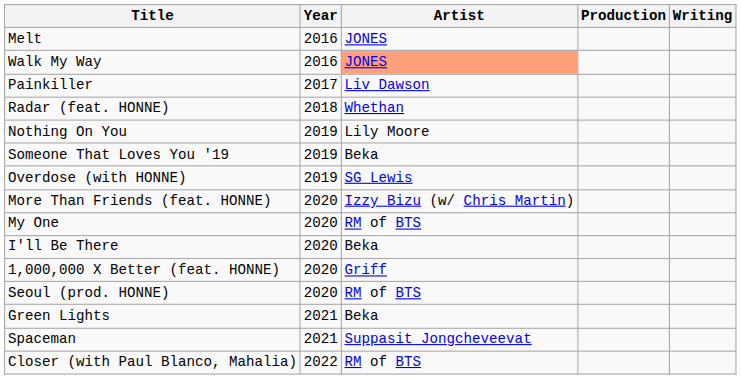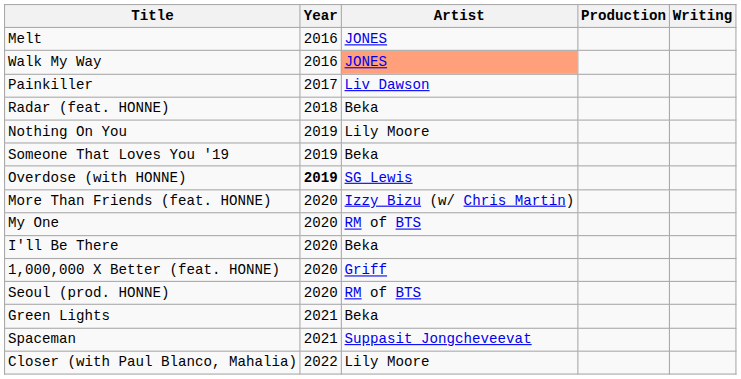(374, 108) Whethan -> (362, 108) Beka
(321, 178) normal -> (321, 178) bold
(383, 363) RM of BTS -> (387, 363) Lily Moore
